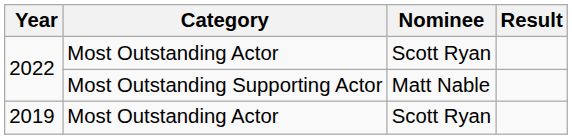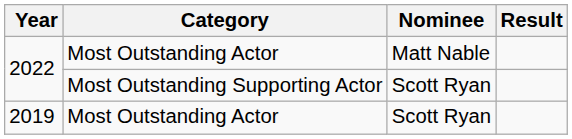(441, 52) Scott Ryan -> (441, 52) Matt Nable
(441, 85) Matt Nable -> (441, 85) Scott Ryan
